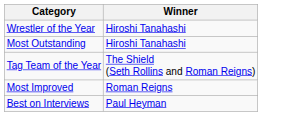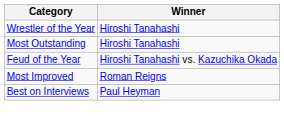+ row: (44, 60)
- row: (54, 66)
